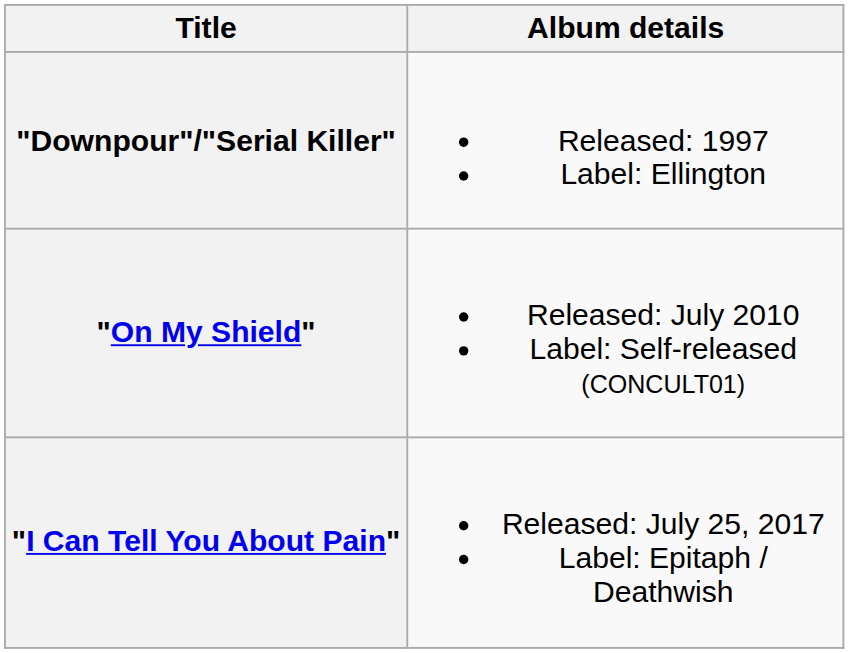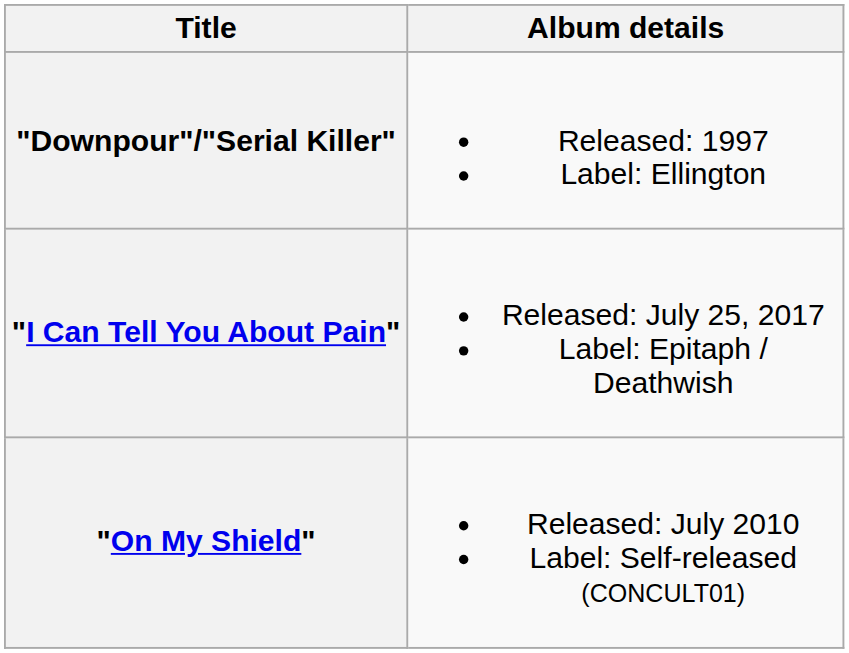rows swapped: (206, 332) <-> (206, 541)
